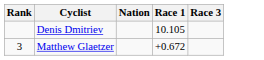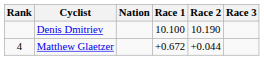+ column: (206, 13)
(170, 30) 10.105 -> (170, 30) 10.100
(19, 47) 3 -> (19, 47) 4
